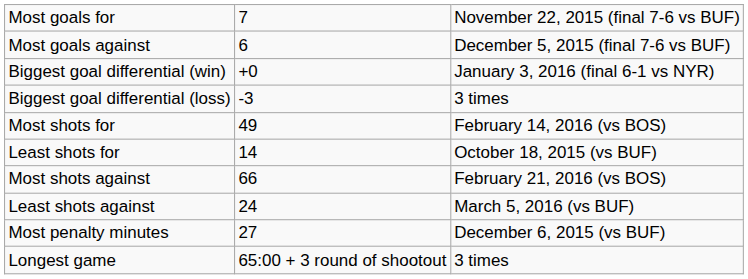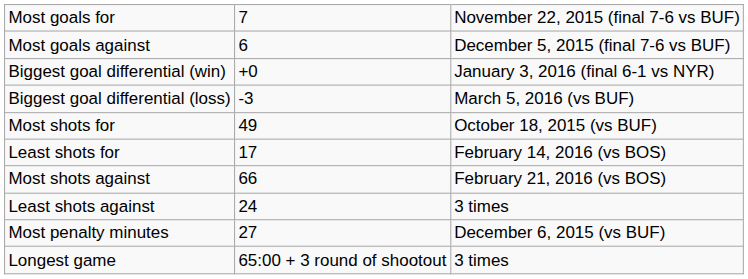(482, 98) 3 times -> (544, 98) March 5, 2016 (vs BUF)
(560, 125) February 14, 2016 (vs BOS) -> (555, 125) October 18, 2015 (vs BUF)
(248, 152) 14 -> (248, 152) 17
(555, 152) October 18, 2015 (vs BUF) -> (560, 152) February 14, 2016 (vs BOS)
(544, 206) March 5, 2016 (vs BUF) -> (482, 206) 3 times
